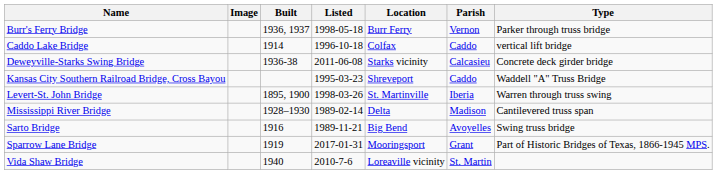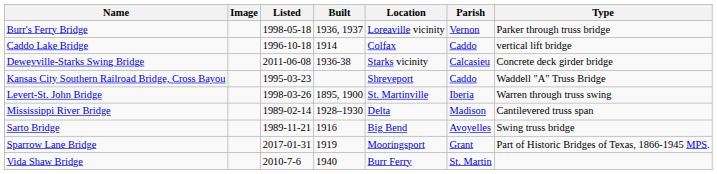columns swapped: (286, 12) <-> (339, 12)
(390, 29) Burr Ferry -> (406, 29) Loreaville vicinity
(406, 161) Loreaville vicinity -> (390, 161) Burr Ferry
